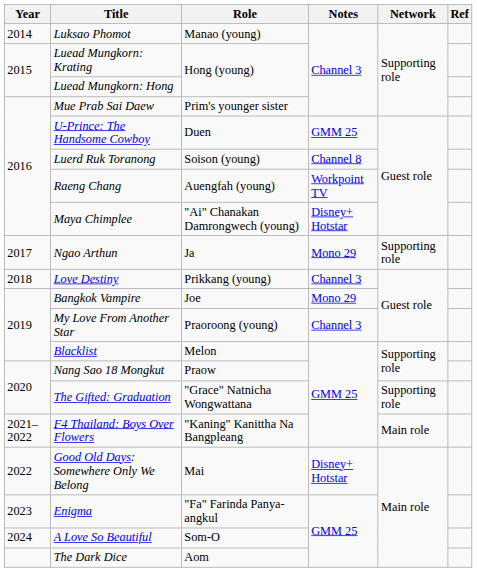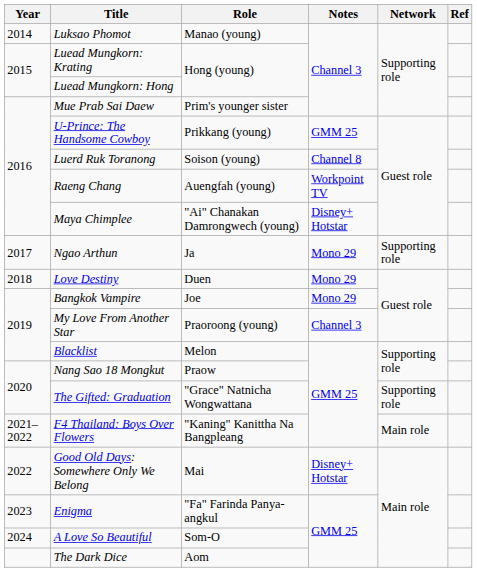(198, 132) Duen -> (228, 132) Prikkang (young)
(228, 278) Prikkang (young) -> (198, 278) Duen
(336, 278) Channel 3 -> (334, 278) Mono 29
